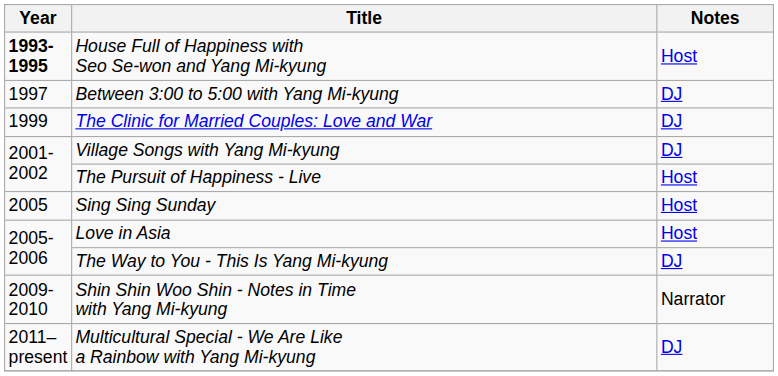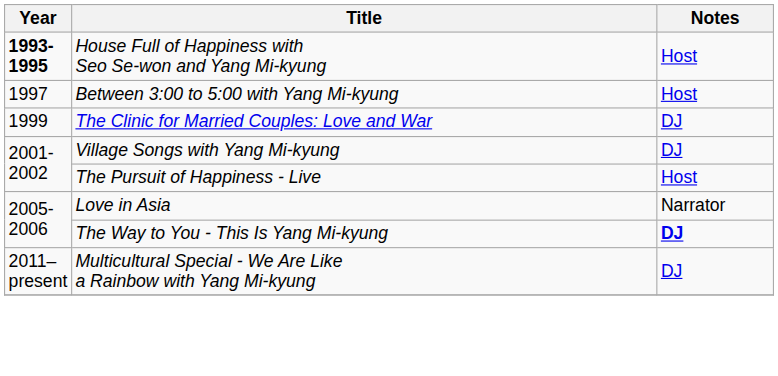(672, 94) DJ -> (679, 94) Host
- row: (145, 205)
(679, 233) Host -> (693, 205) Narrator
(672, 261) normal -> (672, 233) bold
- row: (216, 299)
